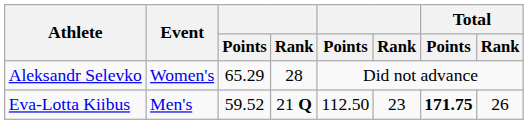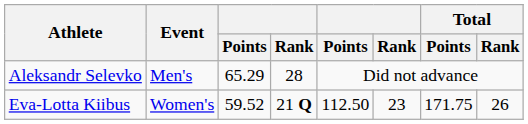(182, 75) Women's -> (171, 75) Men's
(171, 104) Men's -> (182, 104) Women's
(448, 104) bold -> (448, 104) normal
